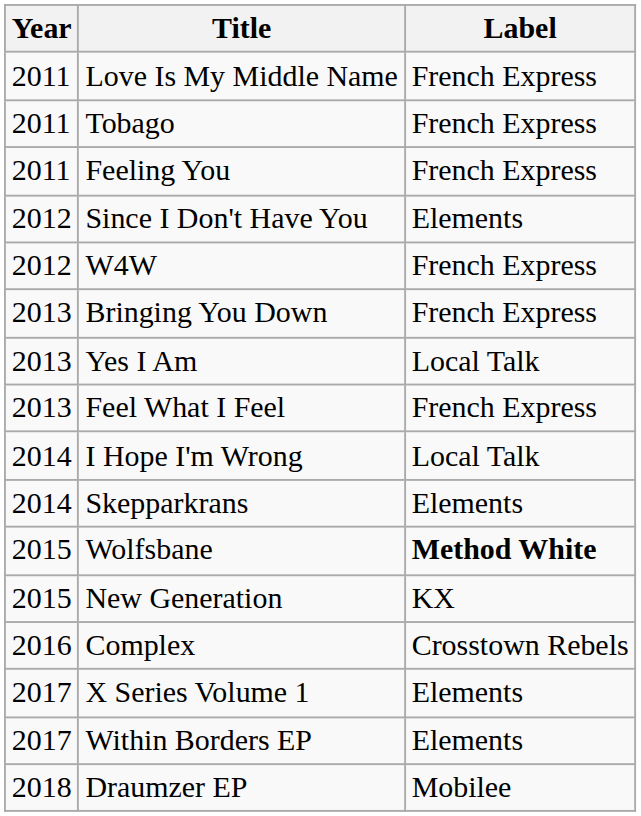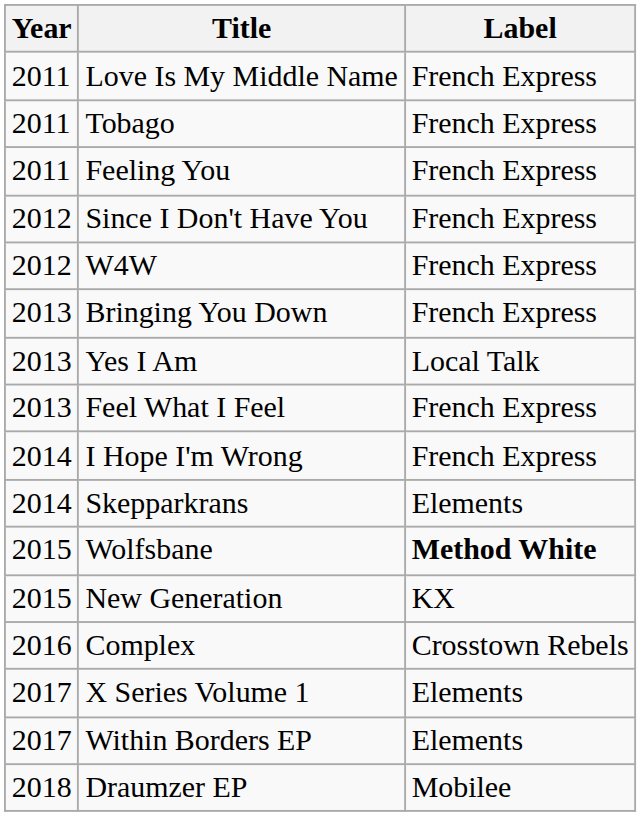(467, 218) Elements -> (504, 218) French Express
(476, 455) Local Talk -> (504, 455) French Express
